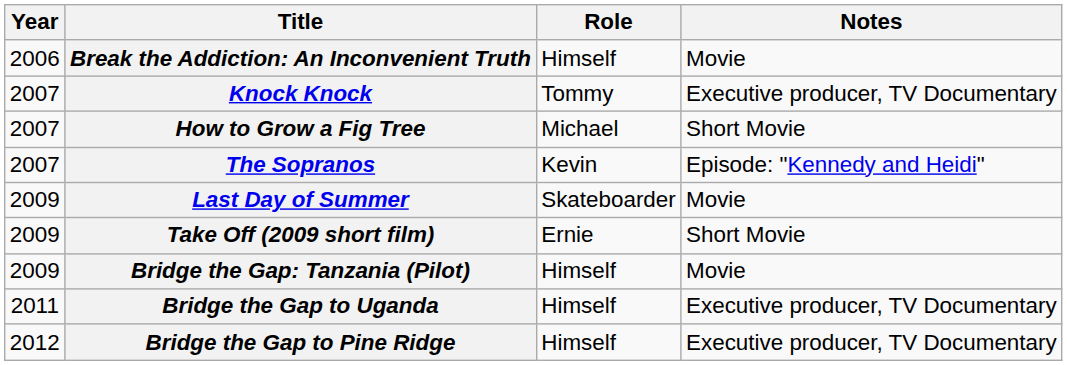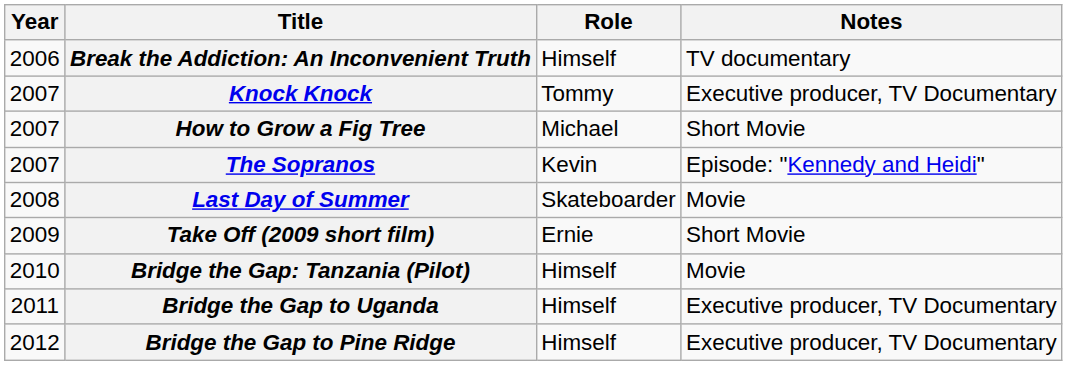(716, 57) Movie -> (768, 57) TV documentary
(35, 199) 2009 -> (35, 199) 2008
(35, 270) 2009 -> (35, 270) 2010
